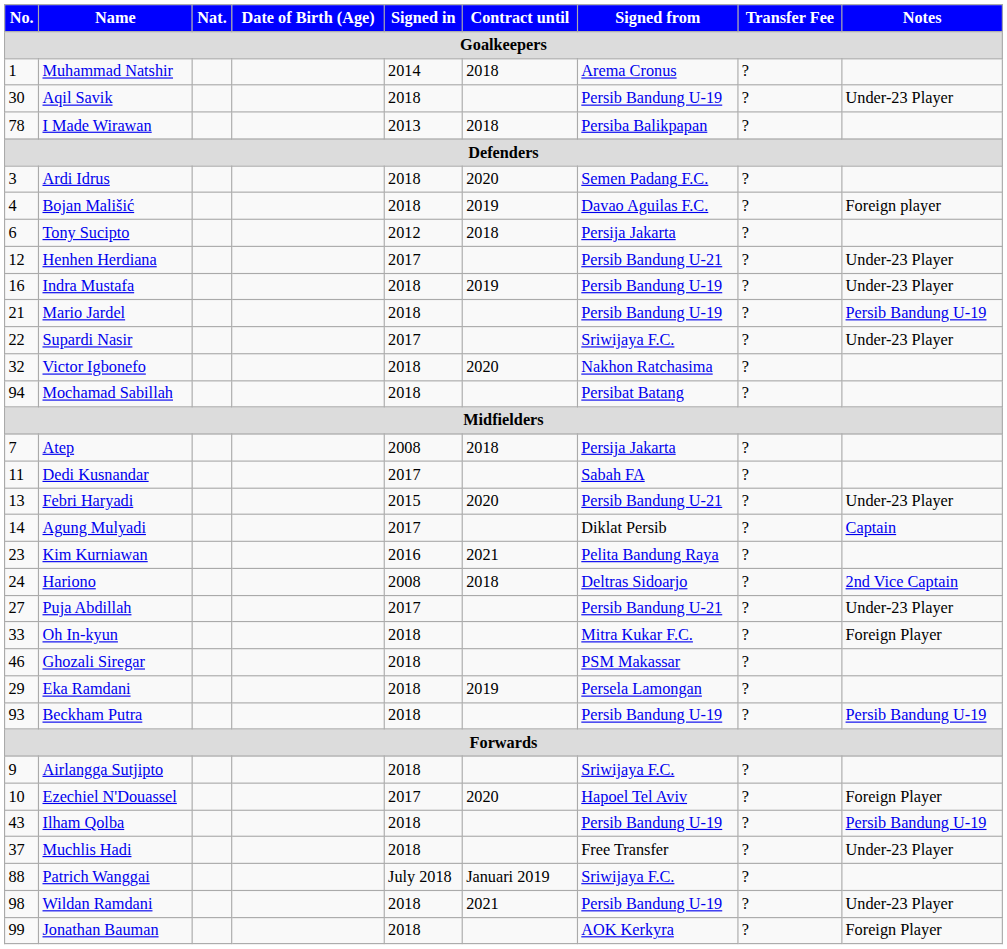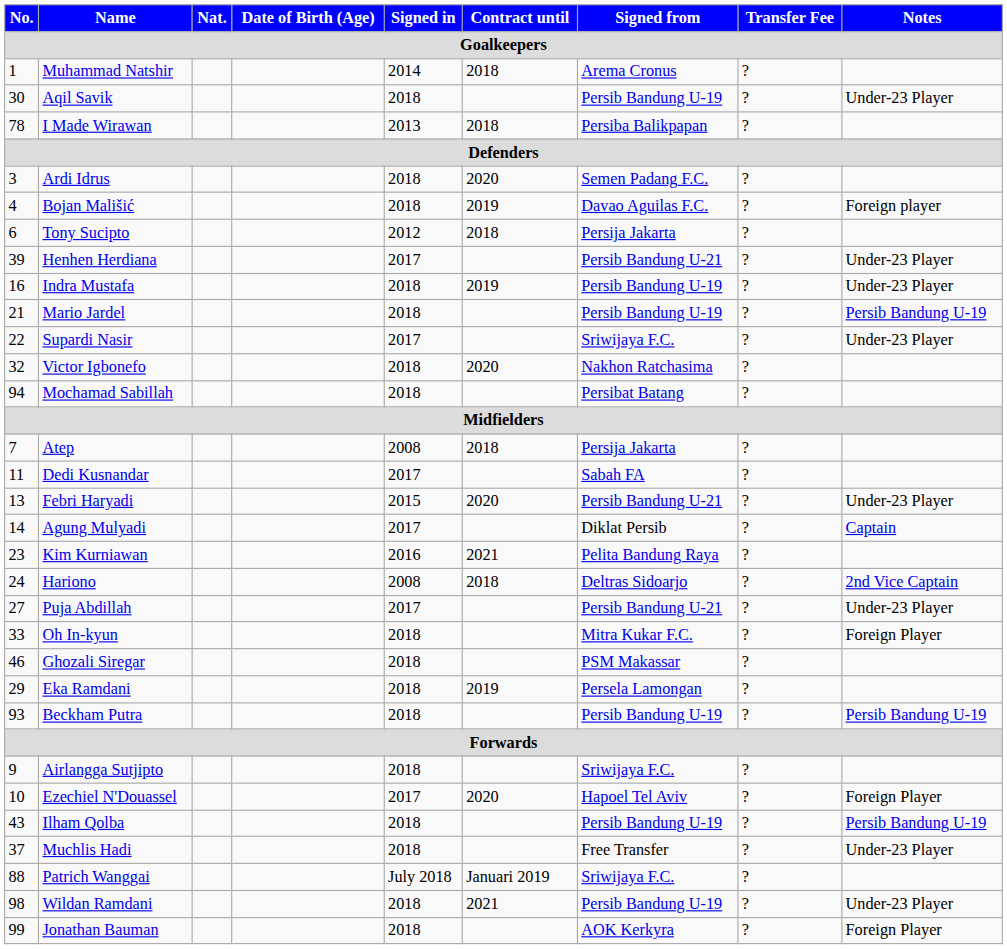(17, 259) 12 -> (17, 259) 39
